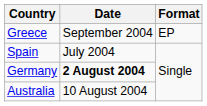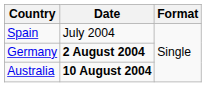- row: (27, 33)
(105, 91) normal -> (107, 71) bold
